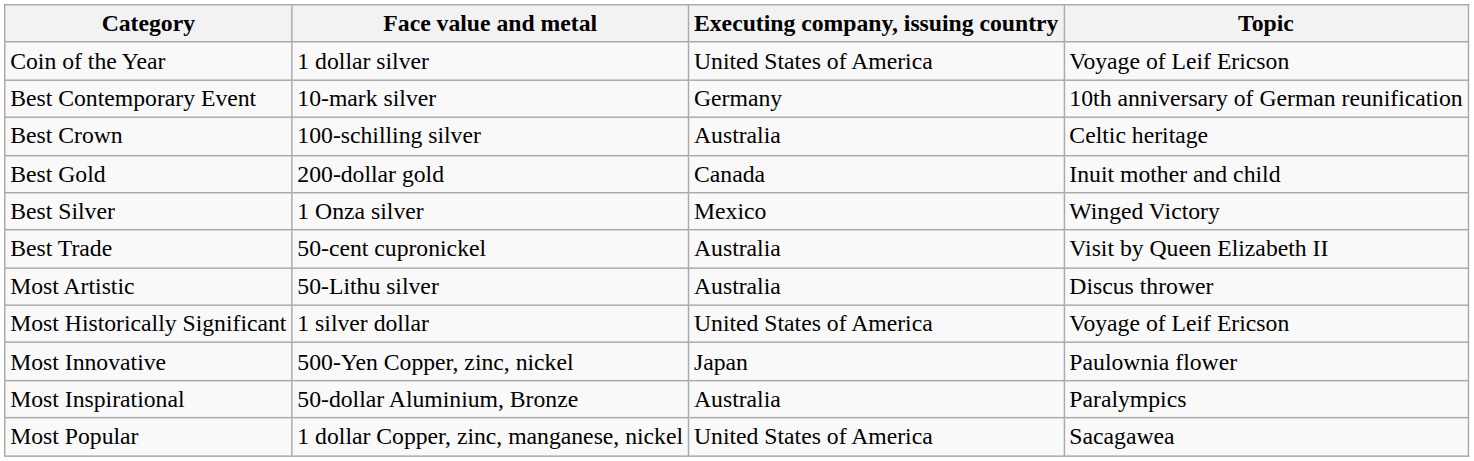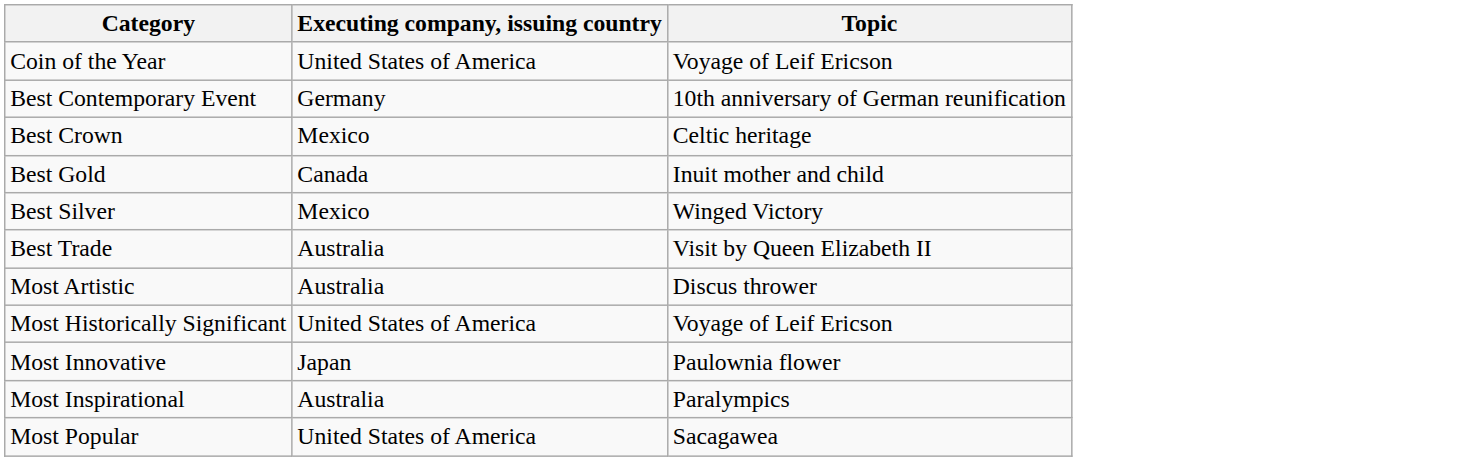- column: (490, 23)
(737, 135) Australia -> (334, 135) Mexico
